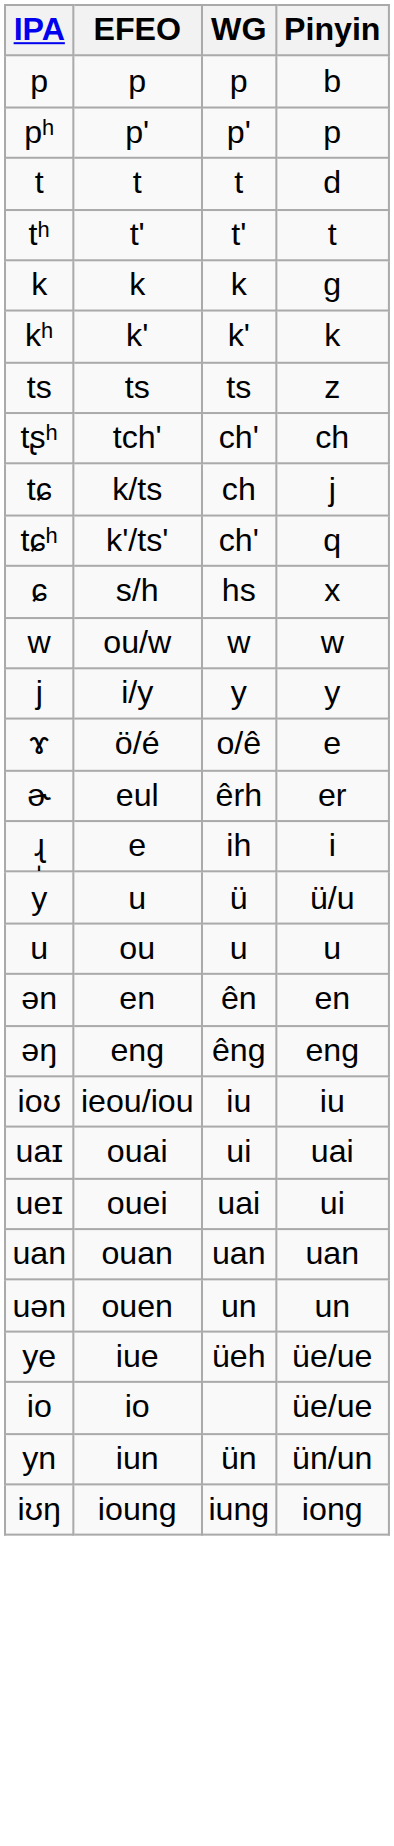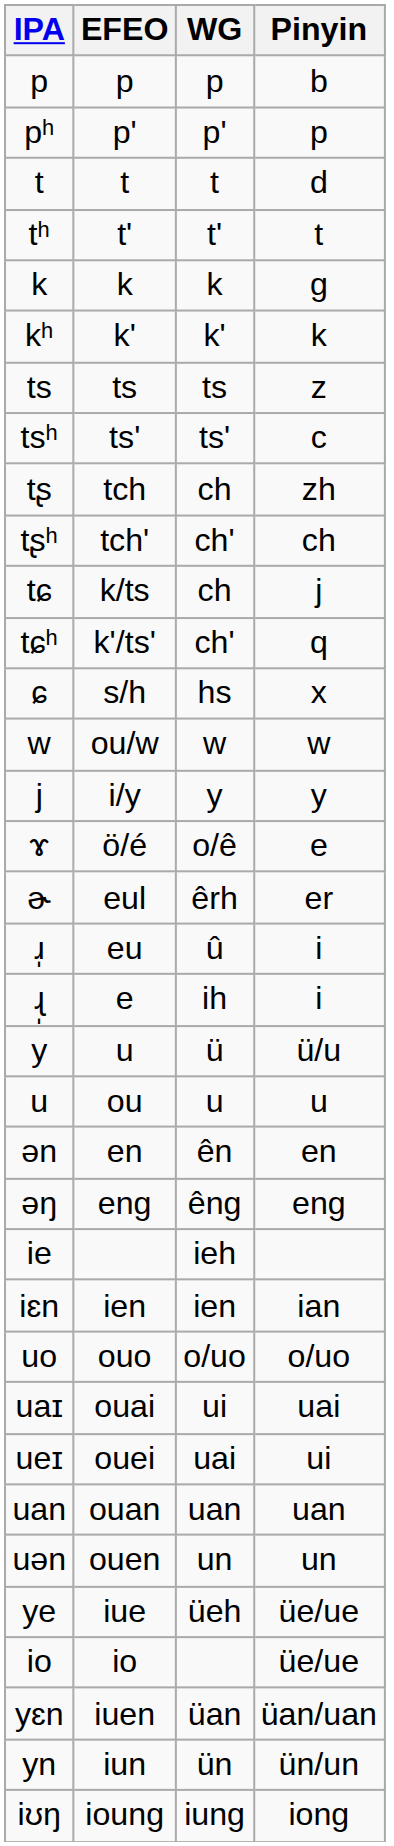+ row: (39, 438)
+ row: (39, 489)
+ row: (39, 948)
+ row: (39, 1254)
- row: (39, 1101)
+ row: (39, 1305)
+ row: (39, 1356)
+ row: (39, 1713)
